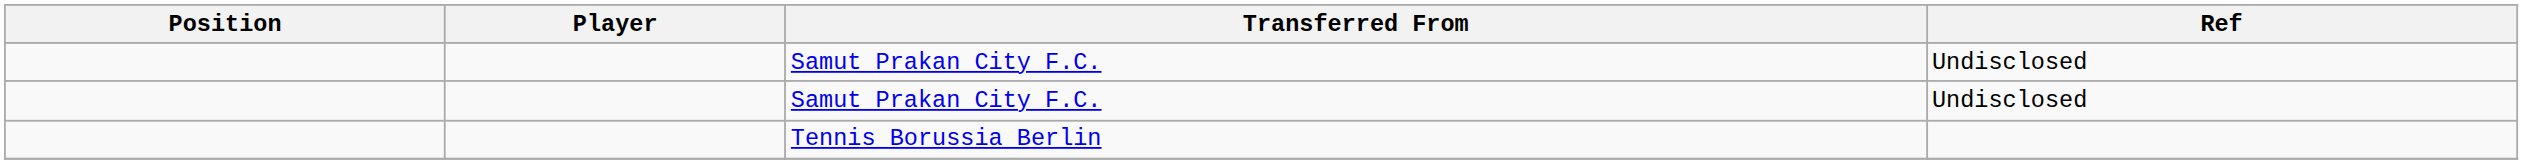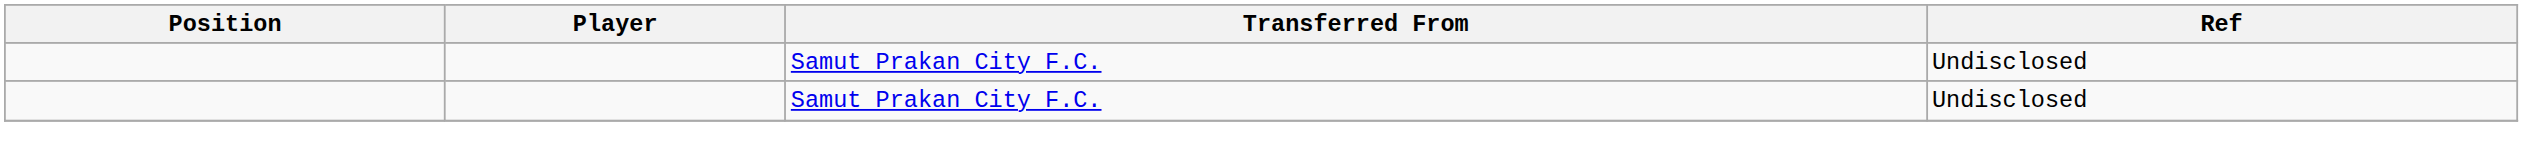- row: (946, 139)
